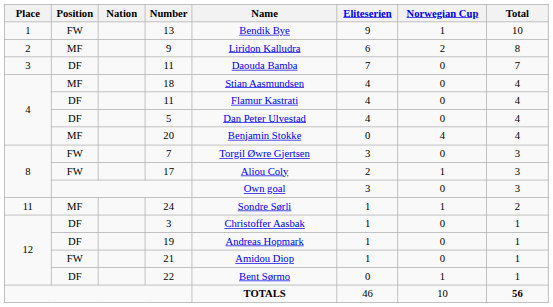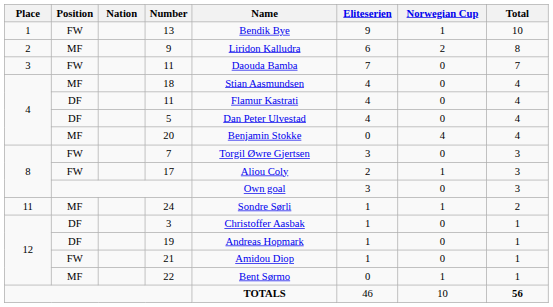(75, 66) DF -> (75, 66) FW
(75, 276) DF -> (75, 276) MF
